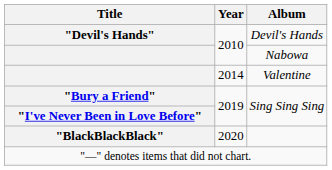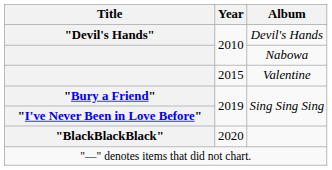(231, 75) 2014 -> (231, 75) 2015
